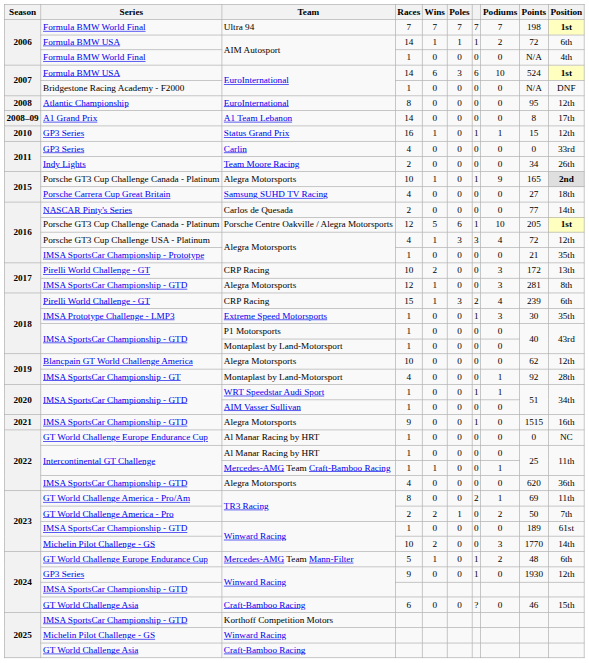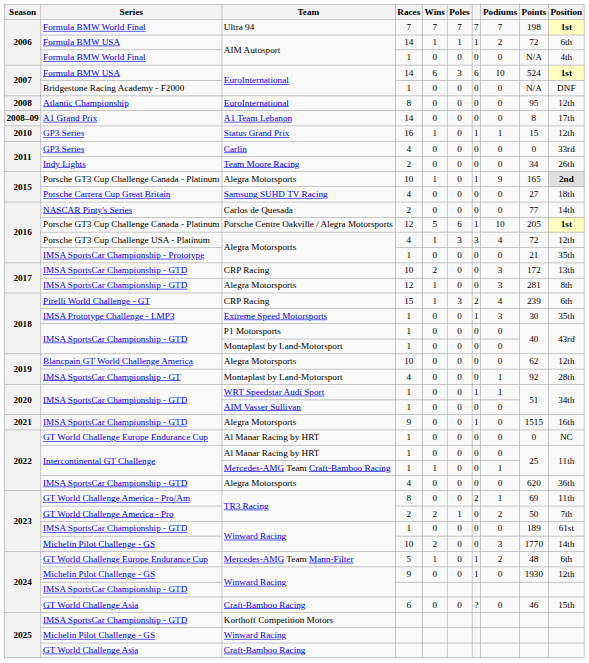(97, 270) Pirelli World Challenge - GT -> (115, 270) IMSA SportsCar Championship - GTD
(64, 574) GP3 Series -> (99, 574) Michelin Pilot Challenge - GS
